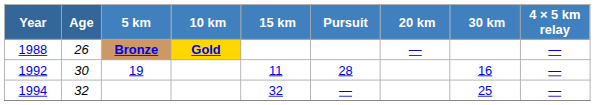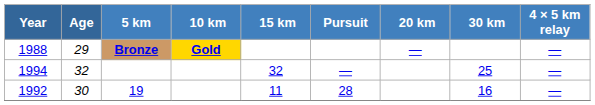(81, 50) 26 -> (81, 50) 29
rows swapped: (33, 70) <-> (33, 91)
